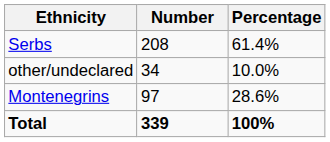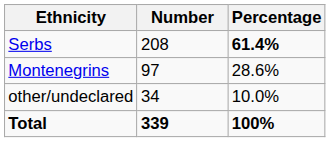(255, 44) normal -> (255, 44) bold
rows swapped: (59, 96) <-> (71, 70)
